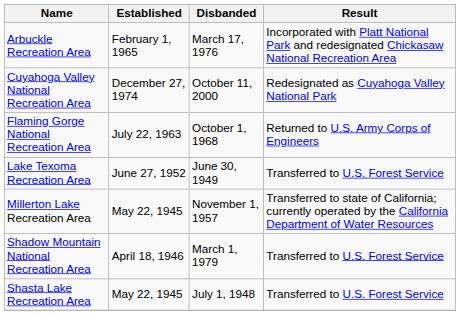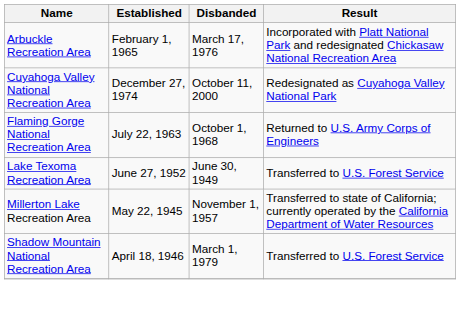- row: (49, 294)
